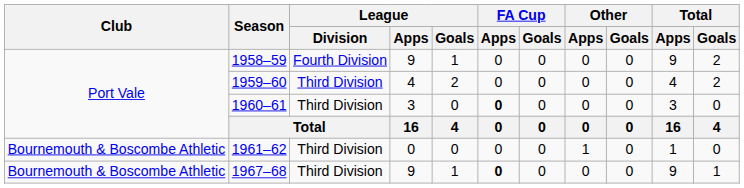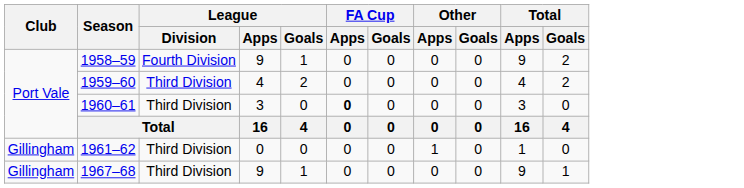(116, 149) Bournemouth & Boscombe Athletic -> (41, 149) Gillingham
(116, 171) Bournemouth & Boscombe Athletic -> (41, 171) Gillingham
(498, 171) bold -> (347, 171) normal
